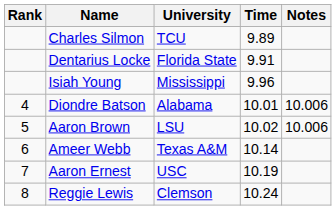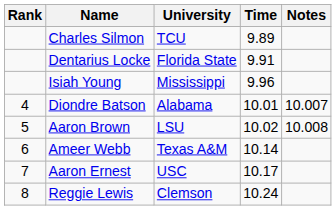(306, 104) 10.006 -> (306, 104) 10.007
(306, 127) 10.006 -> (306, 127) 10.008
(261, 171) 10.19 -> (261, 171) 10.17
